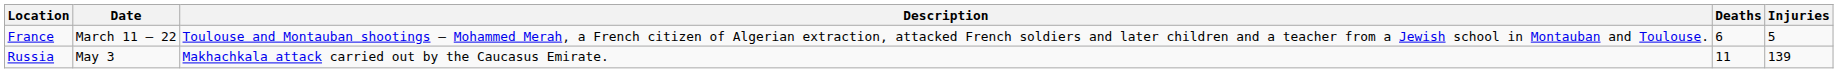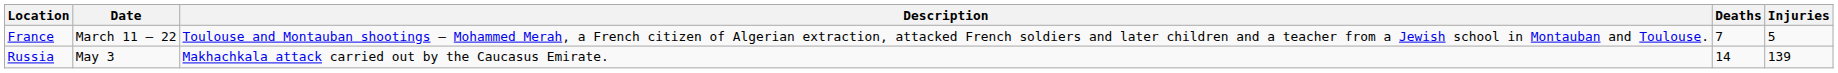(1719, 36) 6 -> (1719, 36) 7
(1723, 57) 11 -> (1723, 57) 14
